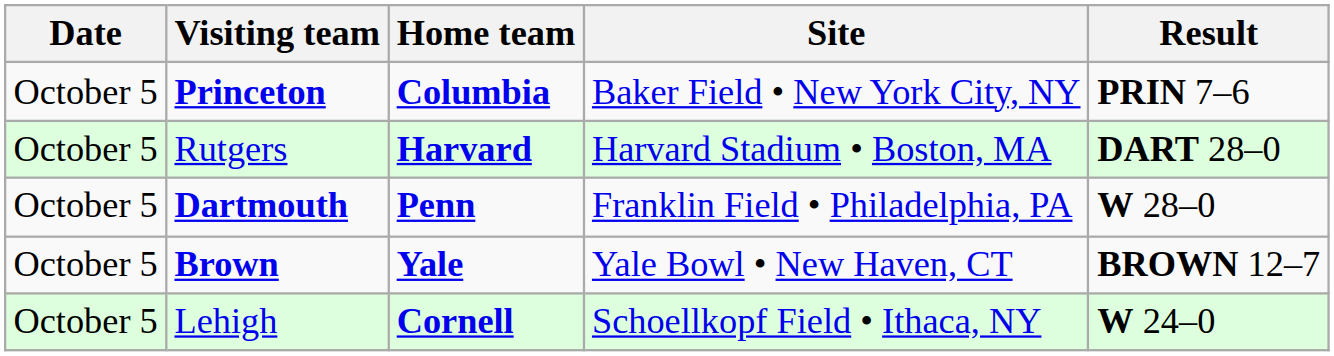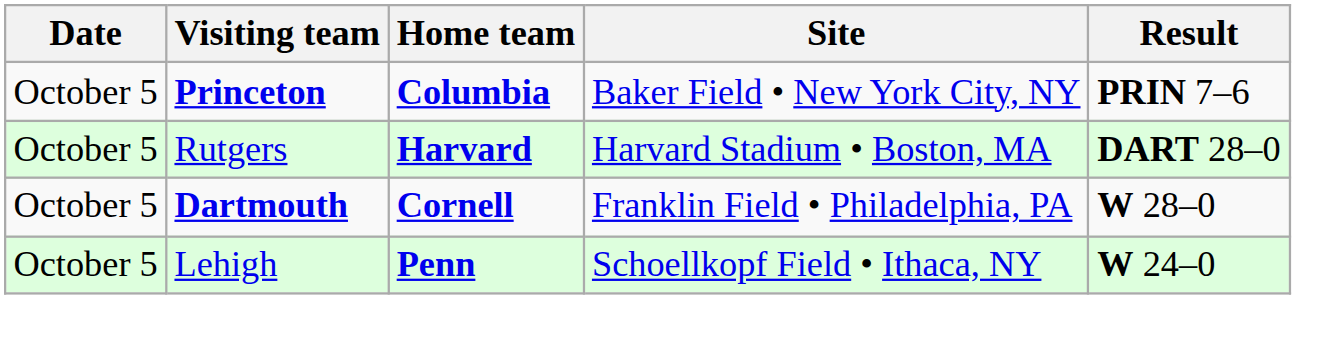(436, 206) Penn -> (455, 206) Cornell
- row: (227, 263)
(455, 321) Cornell -> (436, 263) Penn
